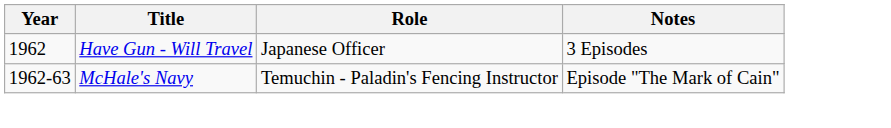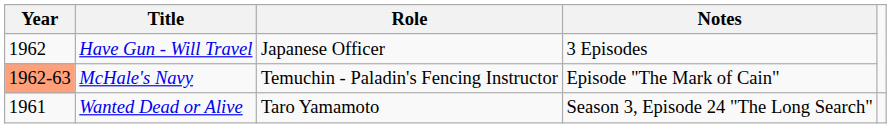(40, 78) no background -> (40, 78) lightsalmon background
+ row: (161, 107)
